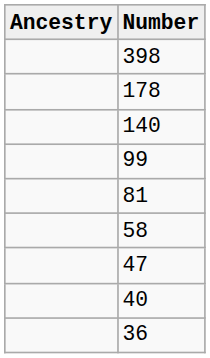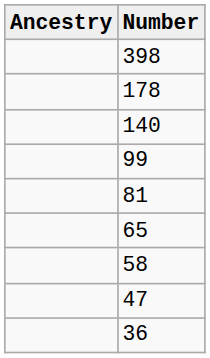+ row: (135, 231)
- row: (135, 300)
